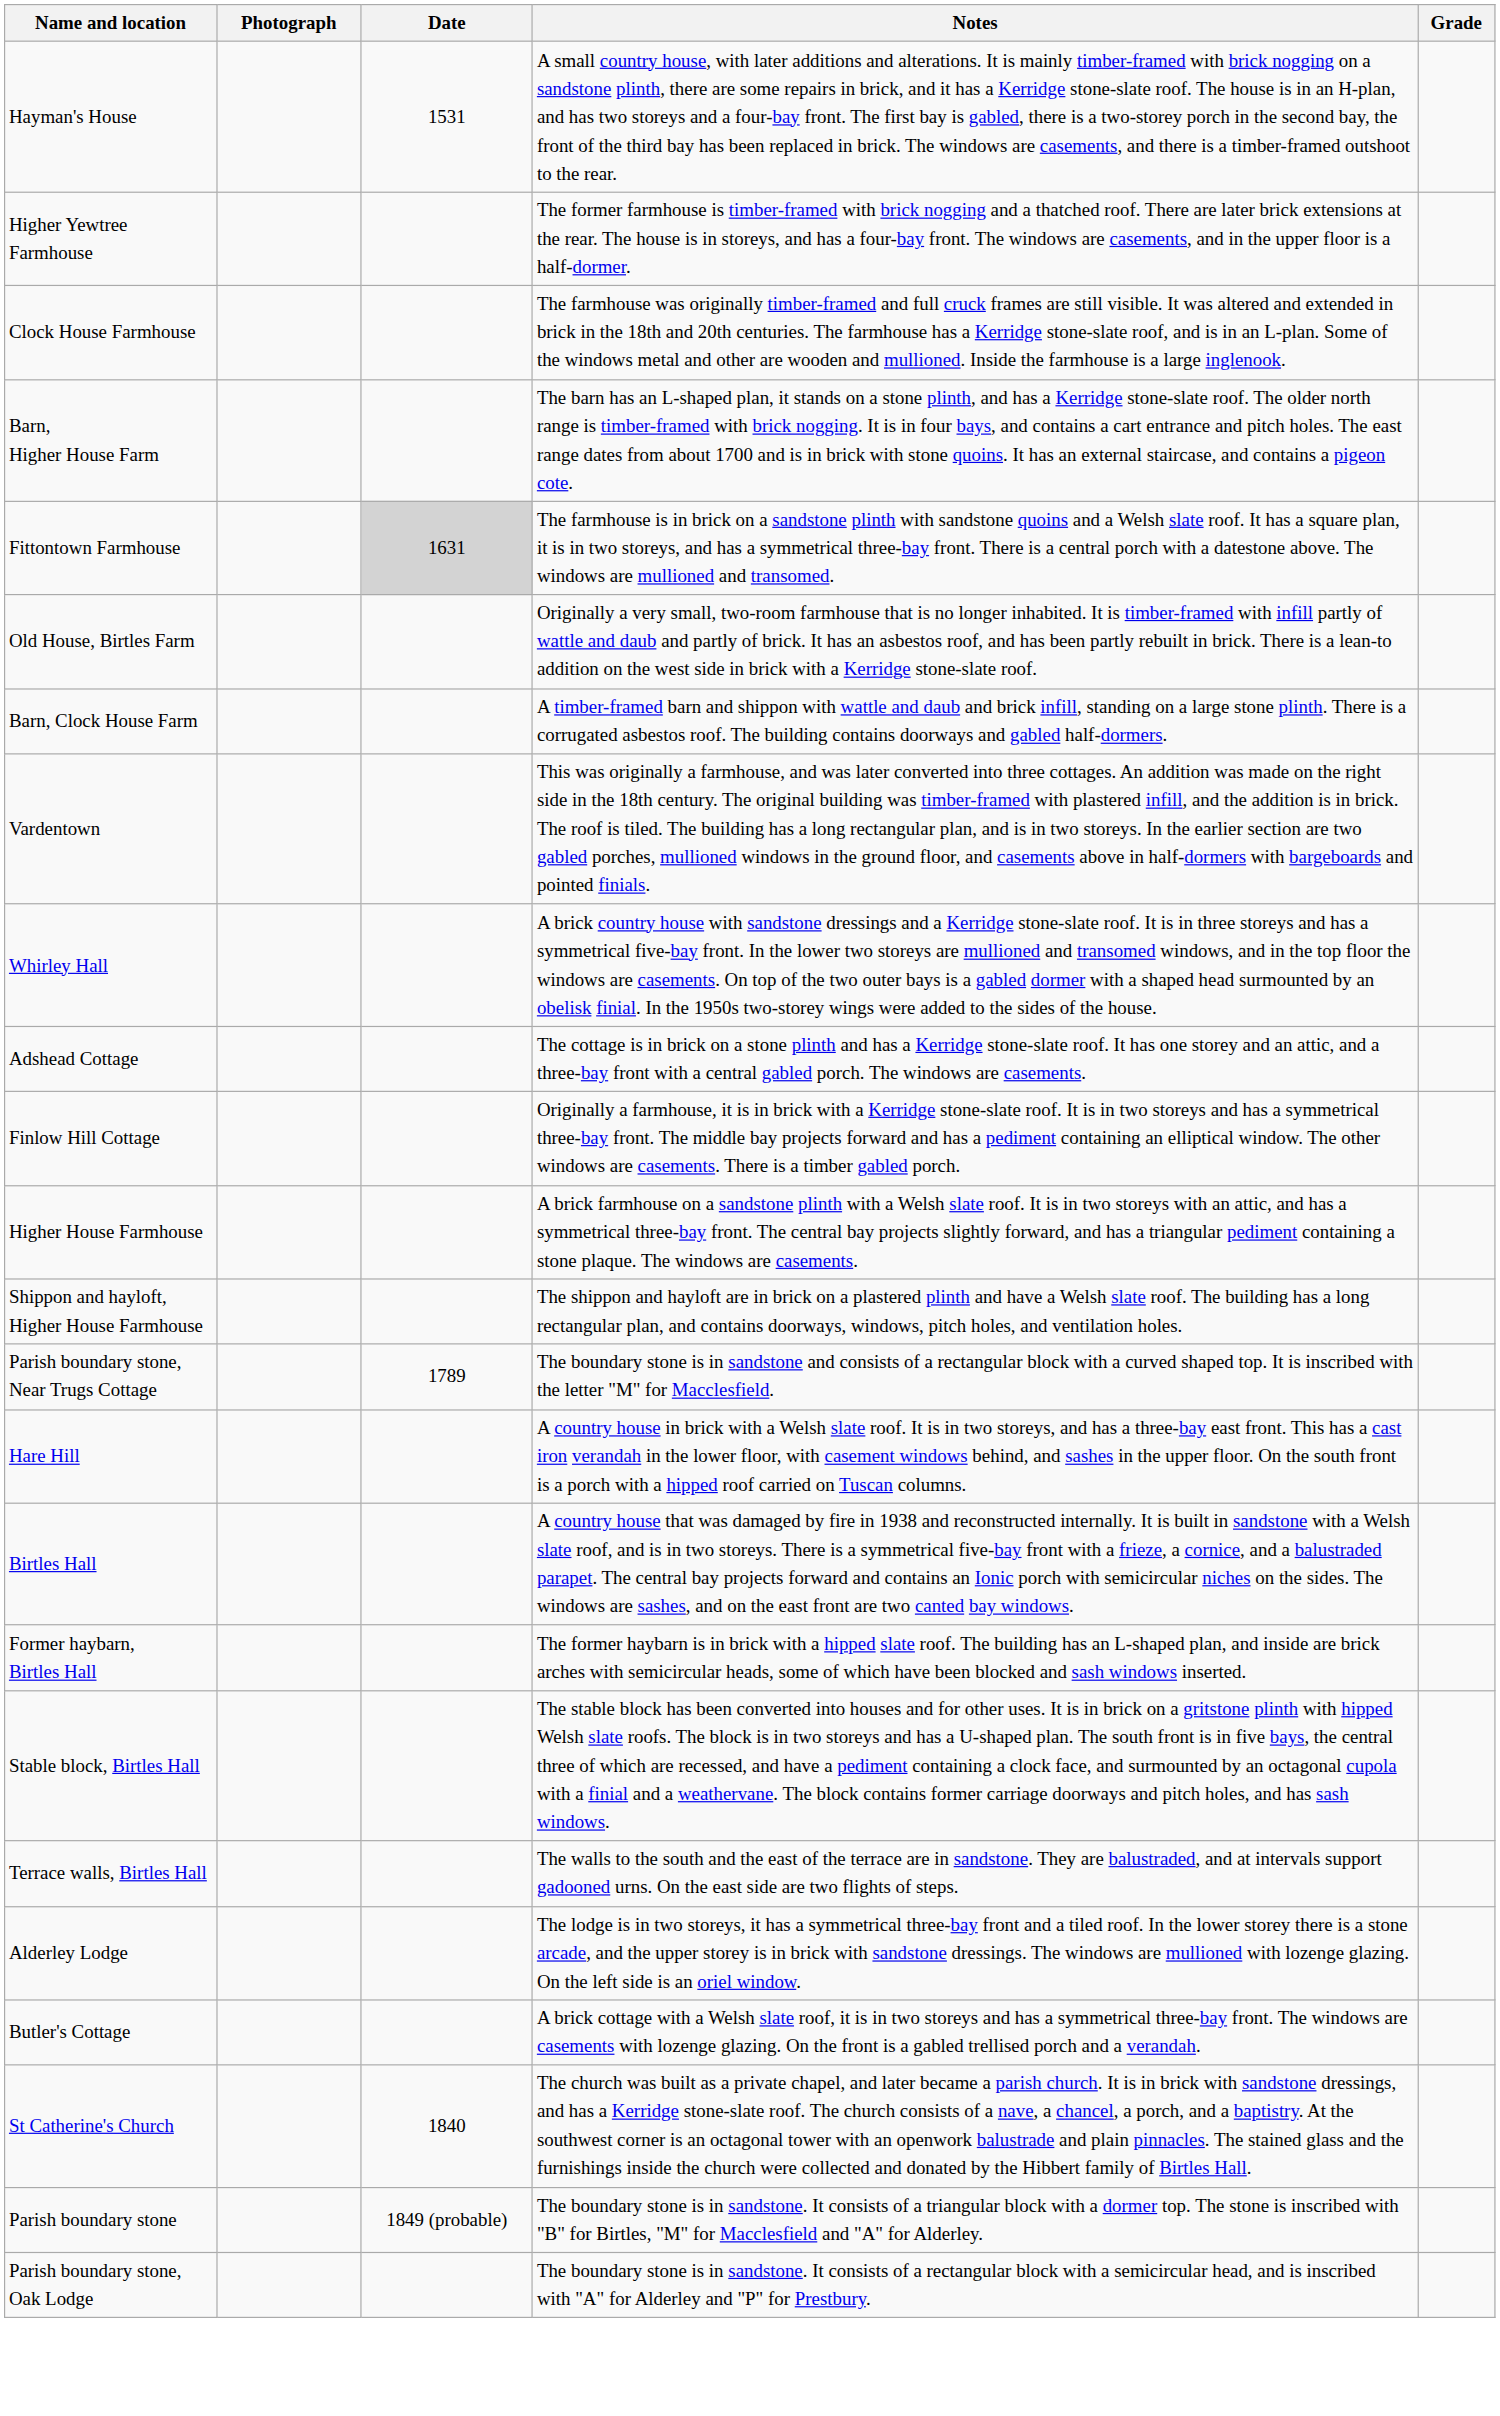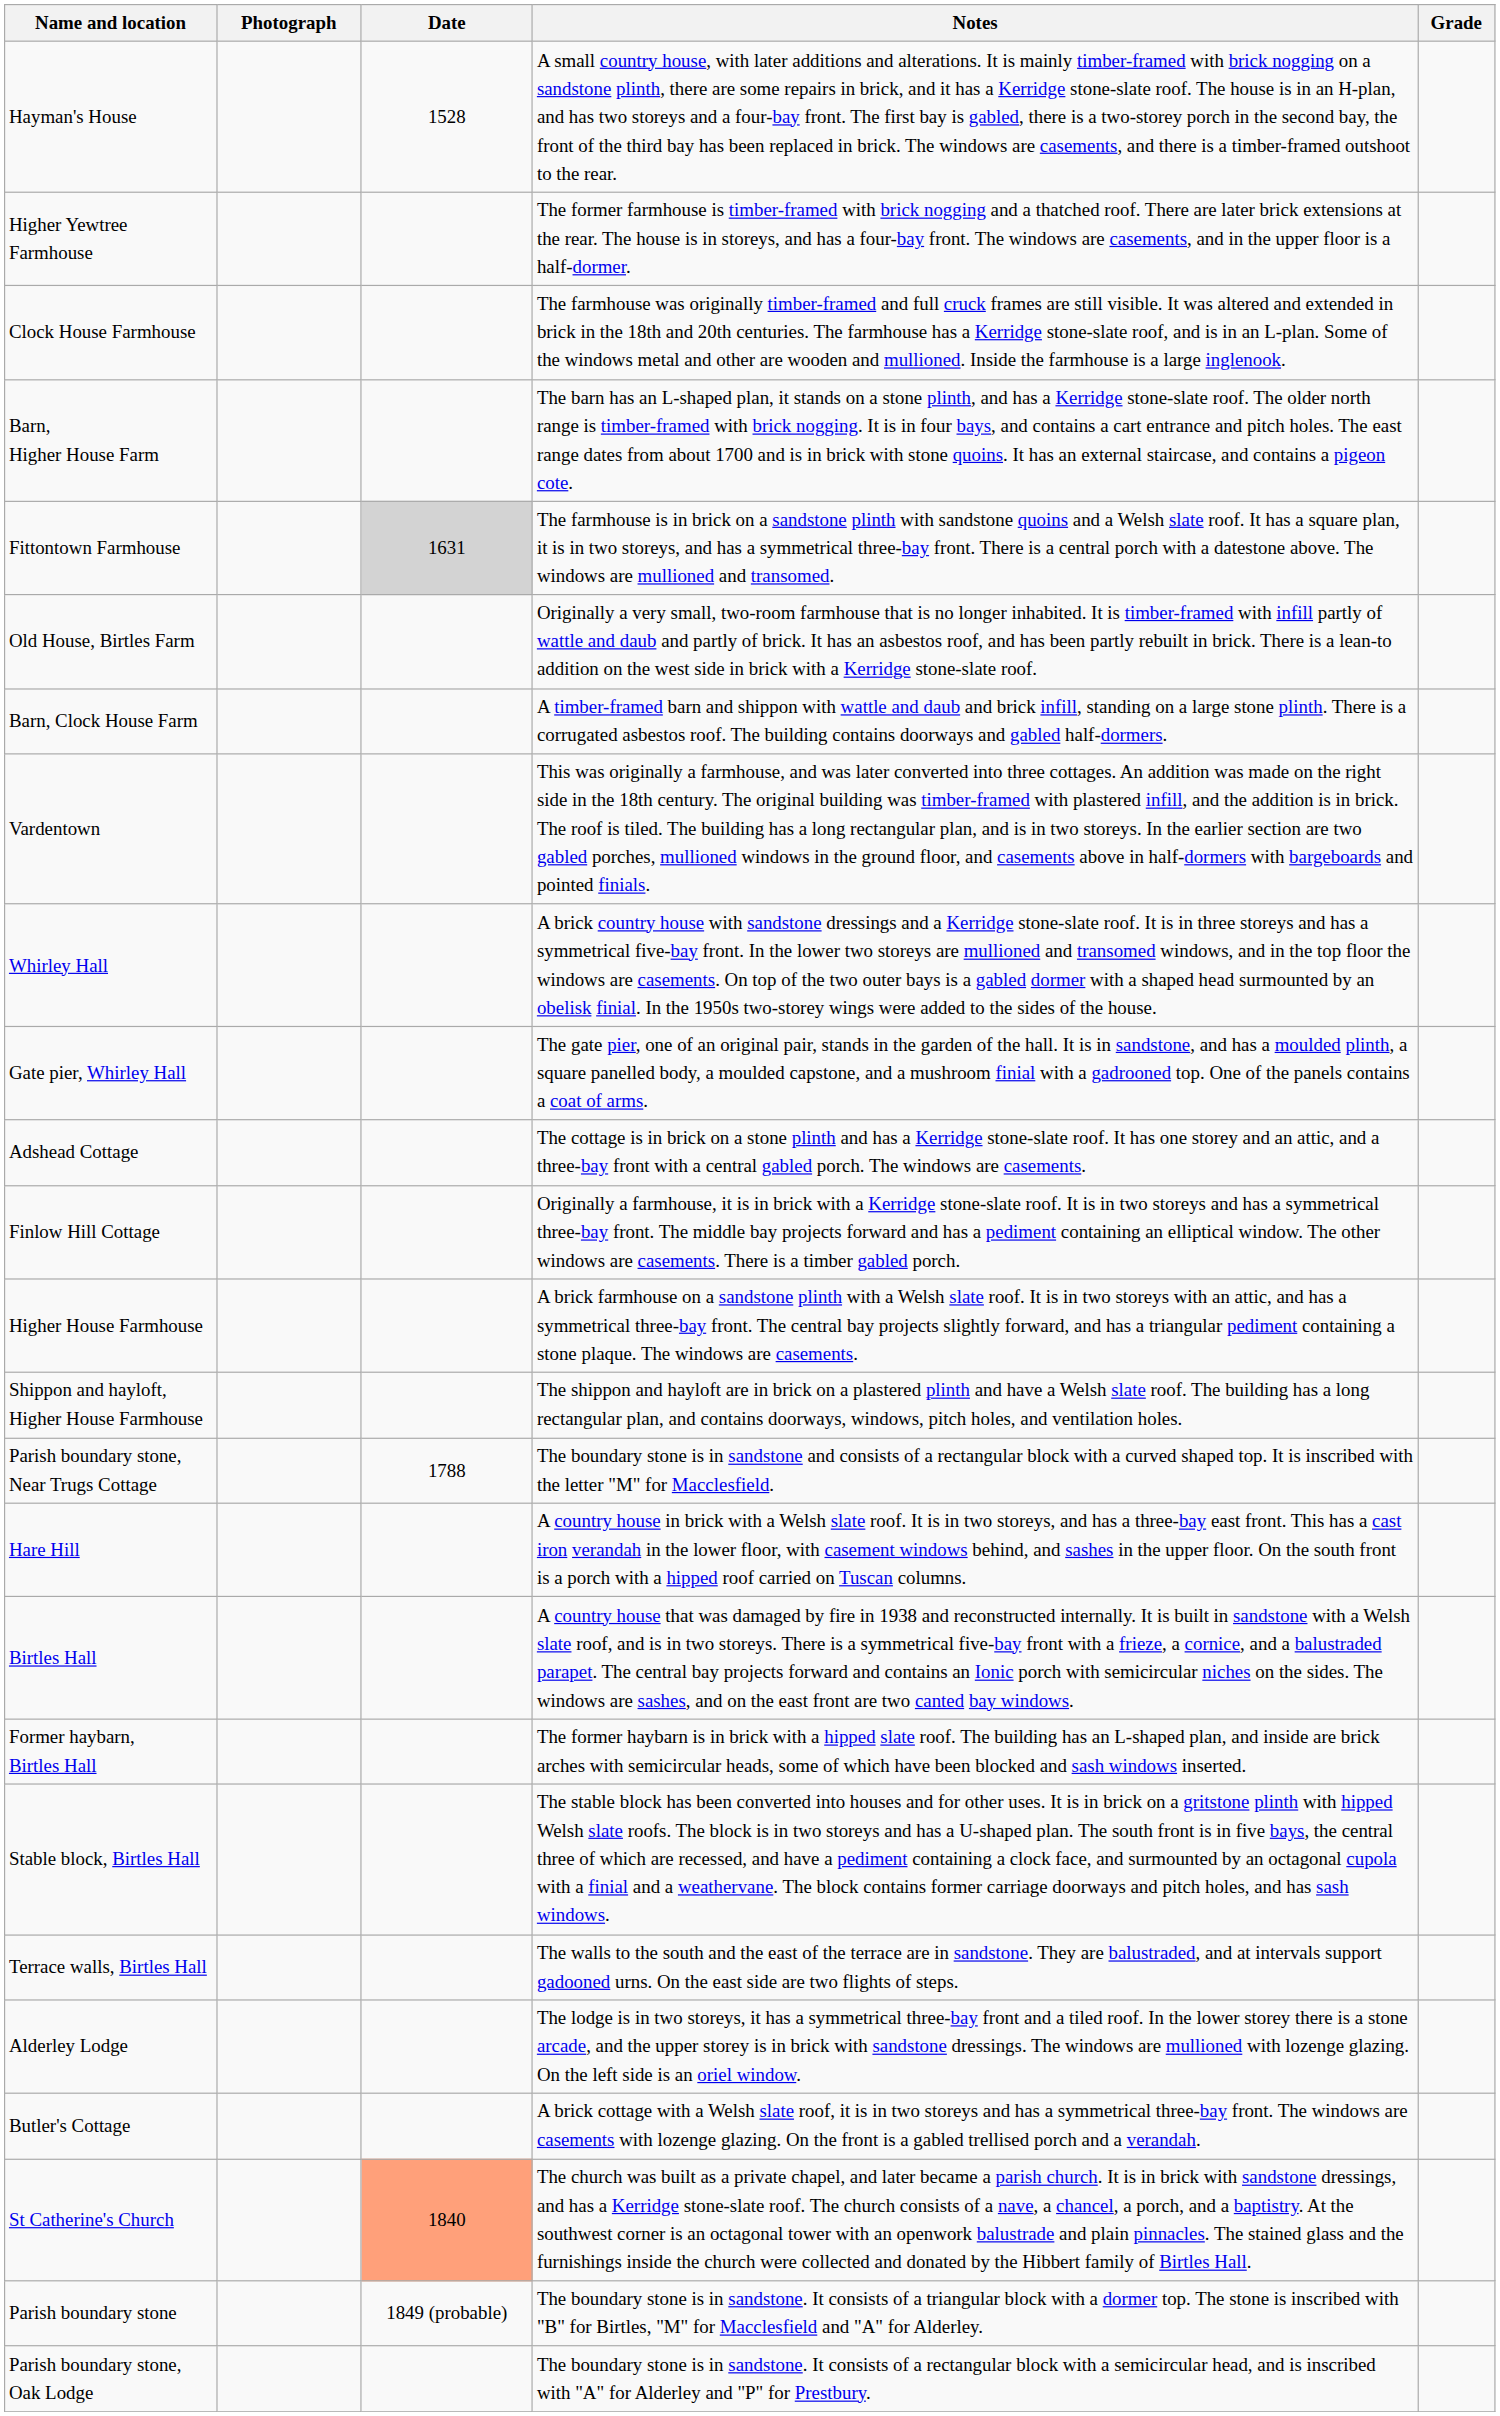(447, 116) 1531 -> (447, 116) 1528
+ row: (98, 1072)
(447, 1376) 1789 -> (447, 1470) 1788
(447, 2126) no background -> (447, 2219) lightsalmon background
